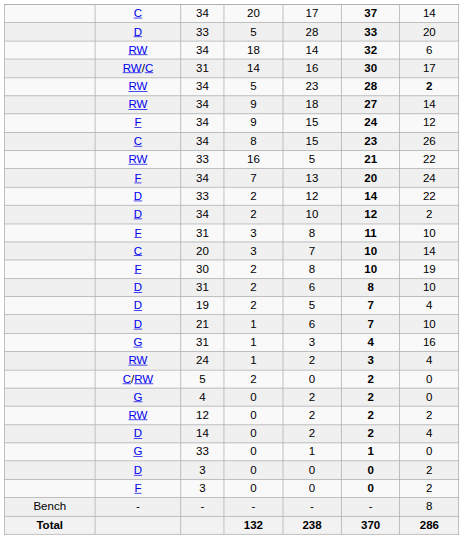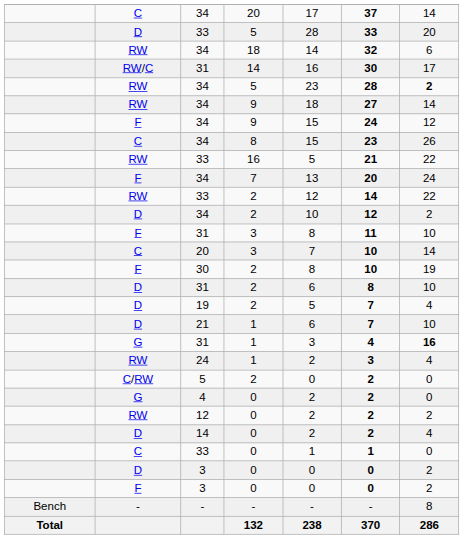(138, 196) D -> (138, 196) RW
(429, 342) normal -> (429, 342) bold
(138, 452) G -> (138, 452) C
